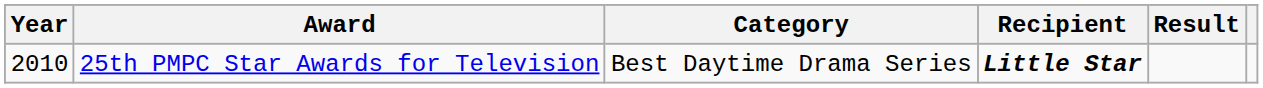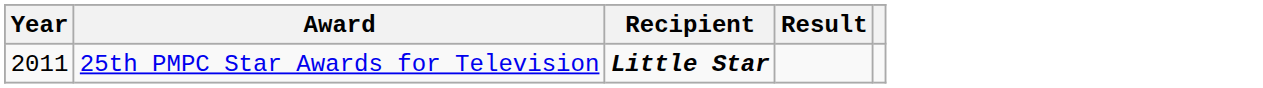- column: (791, 25)
(40, 64) 2010 -> (40, 64) 2011
